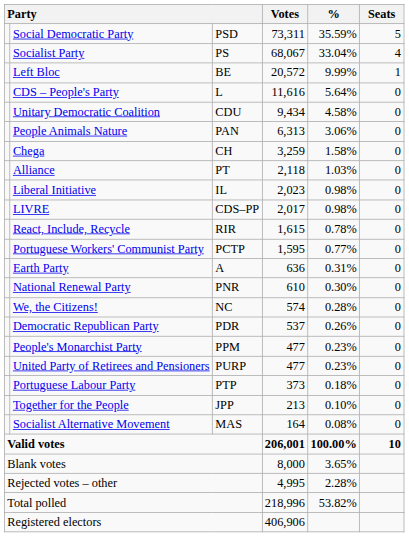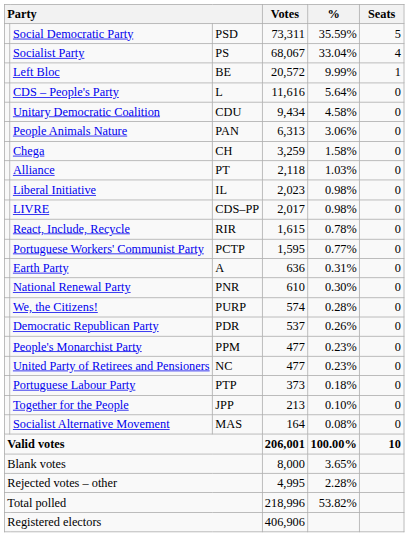(224, 307) NC -> (231, 307) PURP
(231, 365) PURP -> (224, 365) NC
